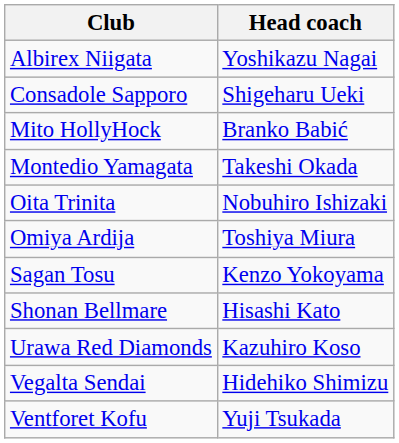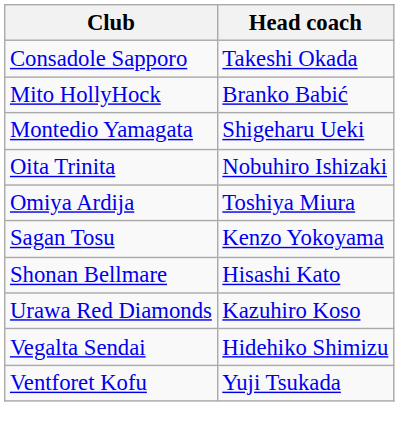- row: (81, 58)
(293, 94) Shigeharu Ueki -> (290, 58) Takeshi Okada
(290, 166) Takeshi Okada -> (293, 130) Shigeharu Ueki
